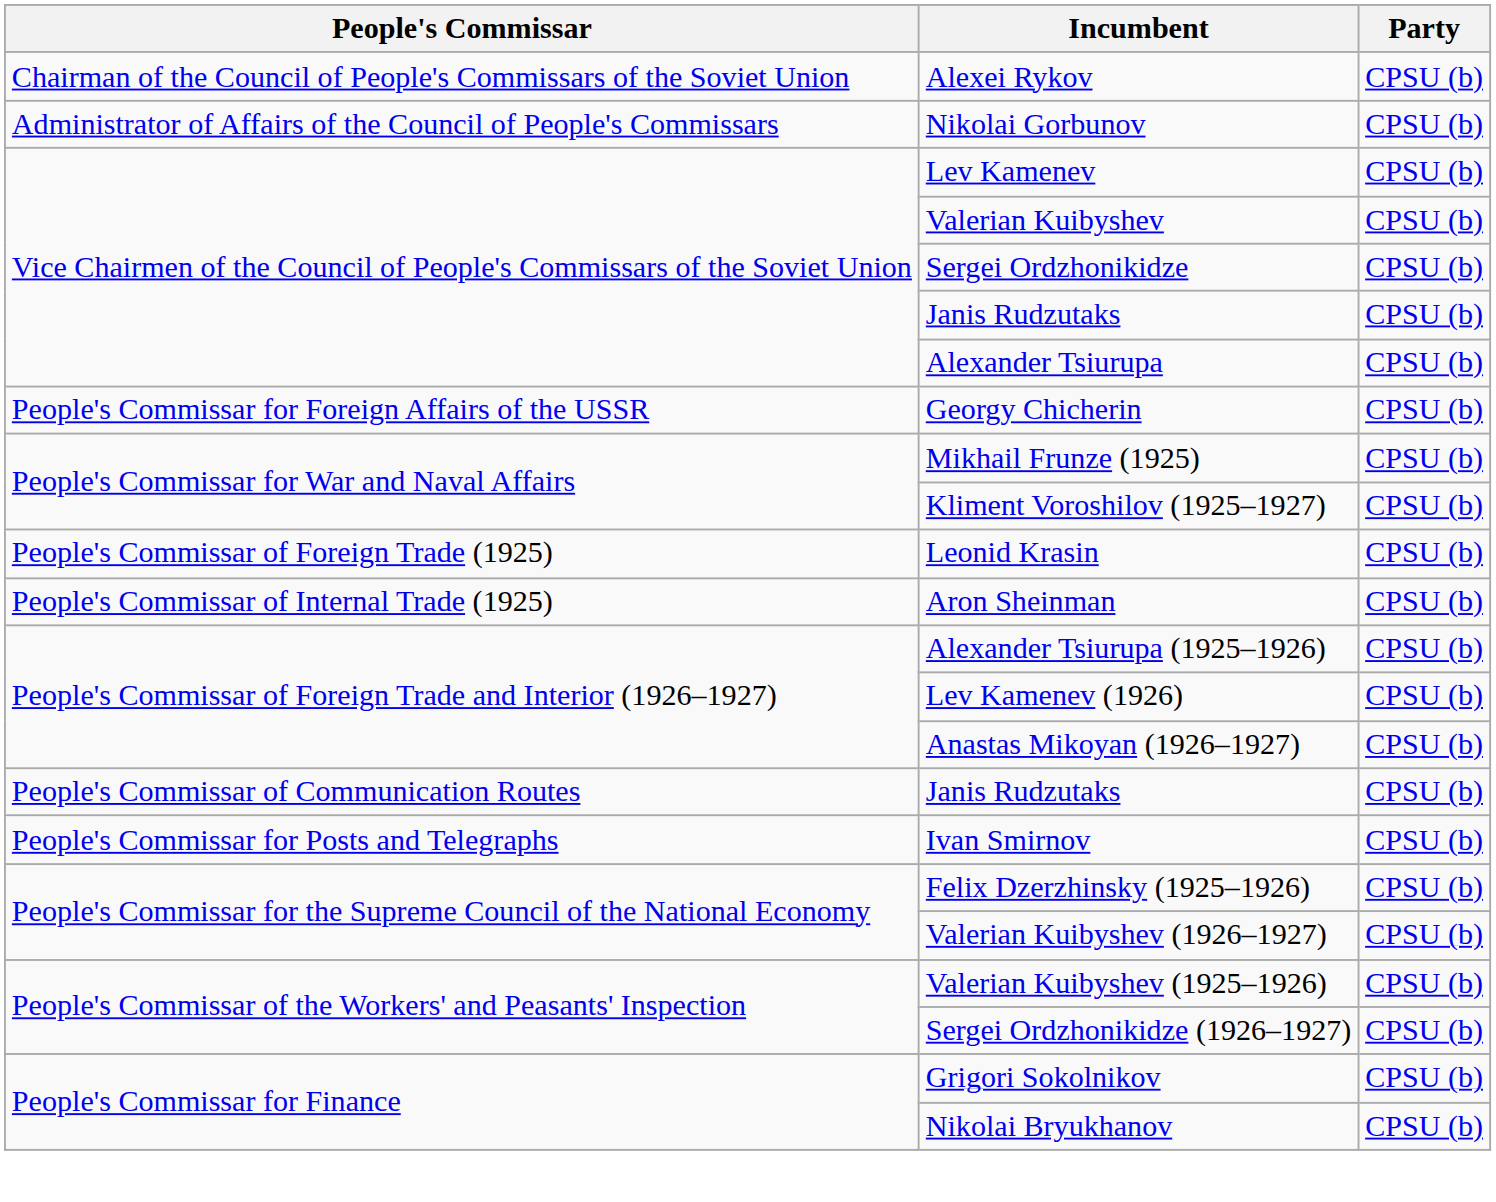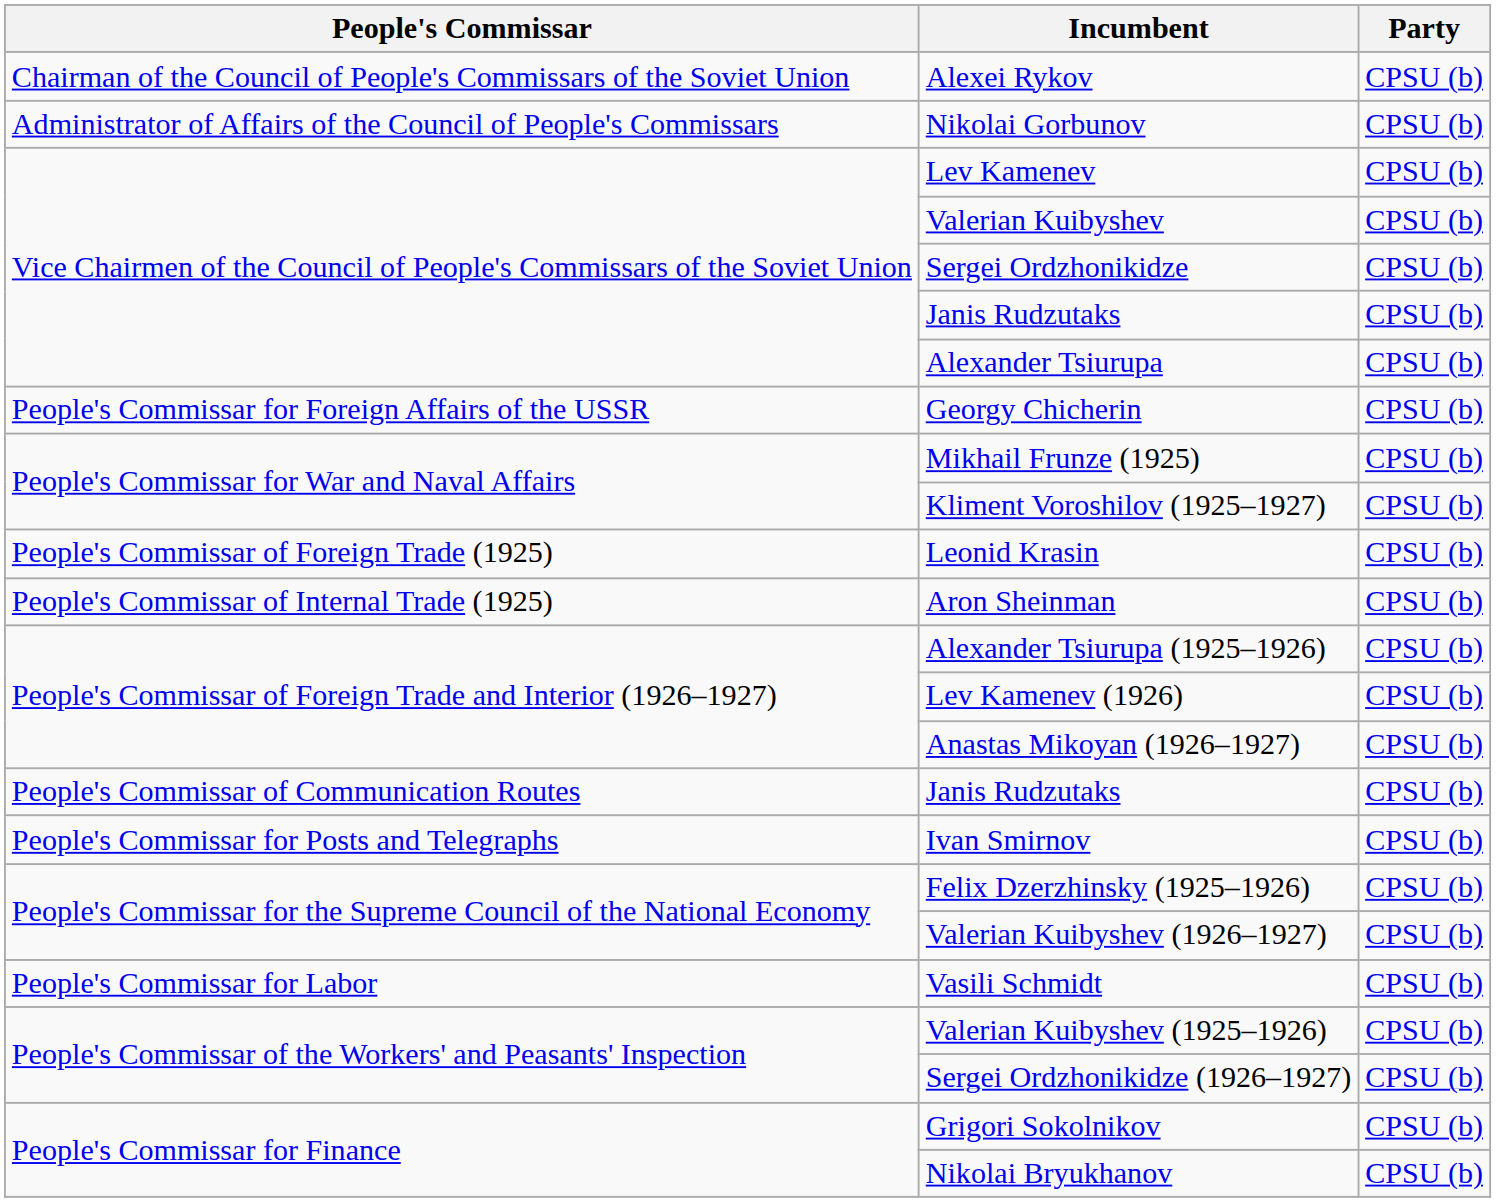+ row: (195, 982)
